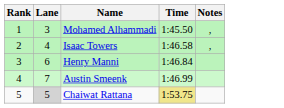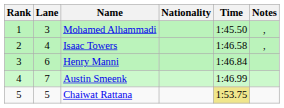+ column: (186, 12)
(47, 95) lightgrey background -> (47, 95) no background
